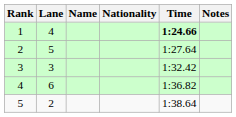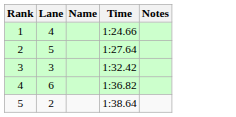- column: (129, 13)
(179, 31) bold -> (119, 31) normal
